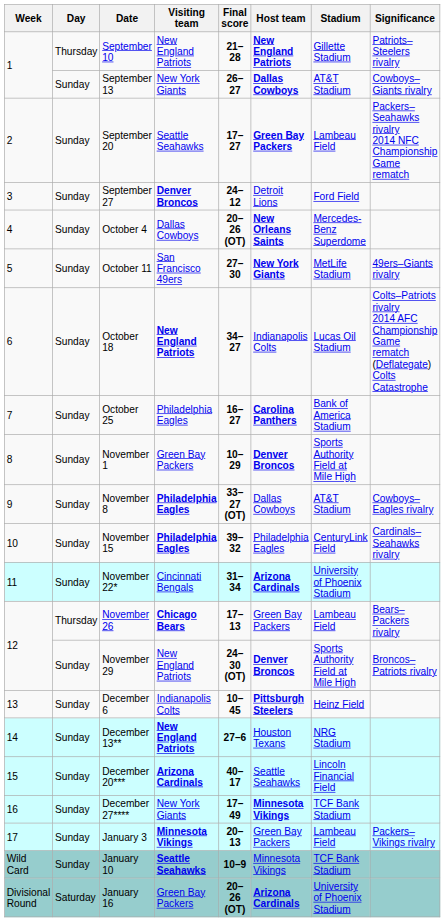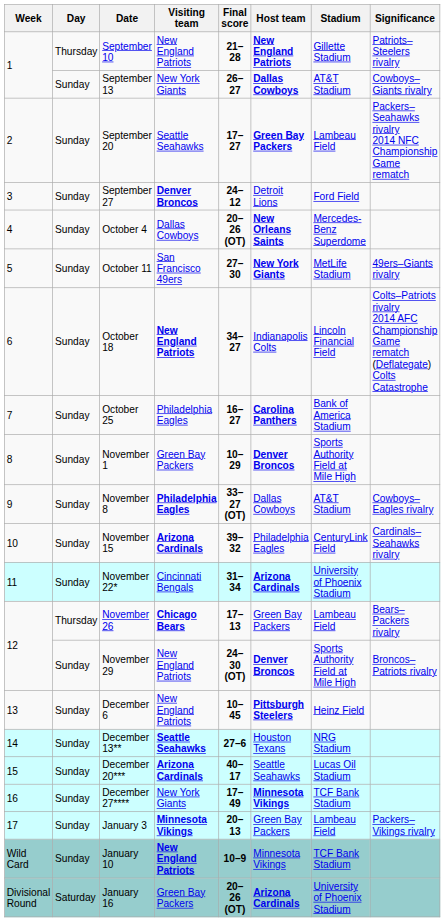(335, 342) Lucas Oil Stadium -> (334, 342) Lincoln Financial Field
(187, 543) Philadelphia Eagles -> (180, 543) Arizona Cardinals
(184, 704) Indianapolis Colts -> (175, 710) New England Patriots
(177, 738) New England Patriots -> (181, 743) Seattle Seahawks
(334, 776) Lincoln Financial Field -> (335, 771) Lucas Oil Stadium
(181, 865) Seattle Seahawks -> (177, 859) New England Patriots
